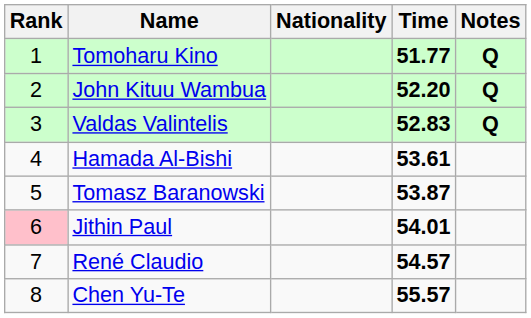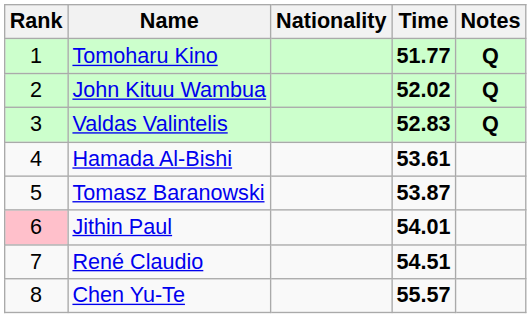(424, 90) 52.20 -> (424, 90) 52.02
(424, 261) 54.57 -> (424, 261) 54.51
